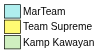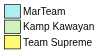rows swapped: (58, 27) <-> (59, 42)
